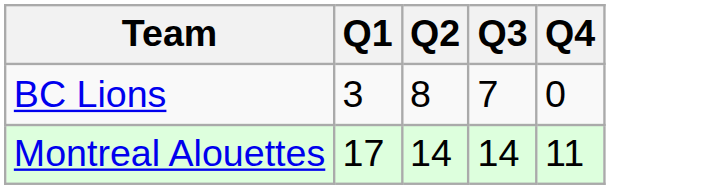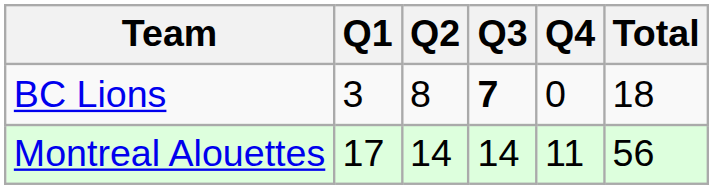+ column: (656, 34)
(488, 93) normal -> (488, 93) bold
